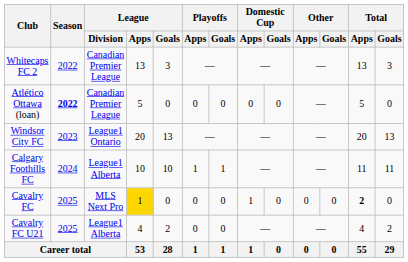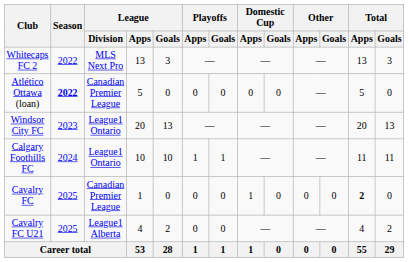(106, 66) Canadian Premier League -> (106, 60) MLS Next Pro
(106, 169) League1 Alberta -> (106, 157) League1 Ontario
(106, 201) MLS Next Pro -> (106, 196) Canadian Premier League
(140, 201) gold background -> (140, 196) no background
